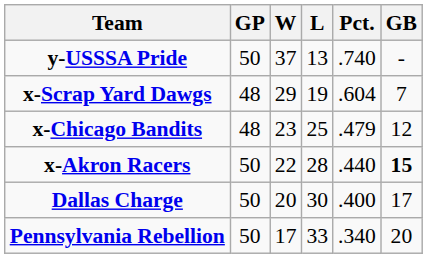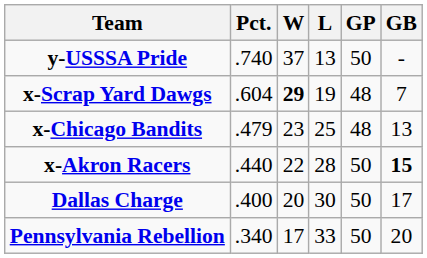columns swapped: (250, 22) <-> (357, 22)
(286, 93) normal -> (293, 93) bold
(401, 129) 12 -> (401, 129) 13
